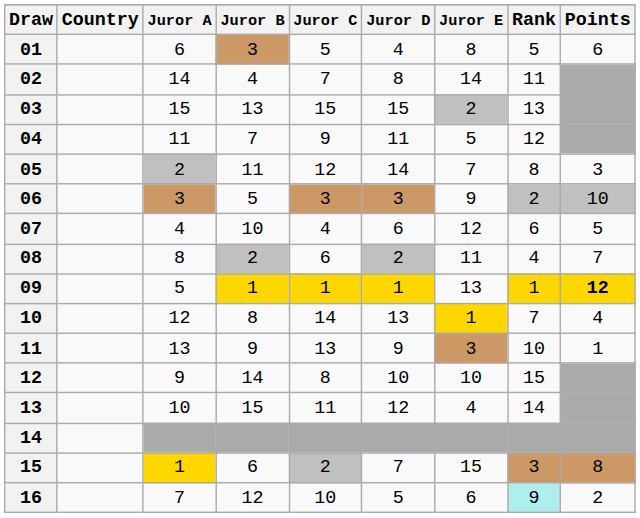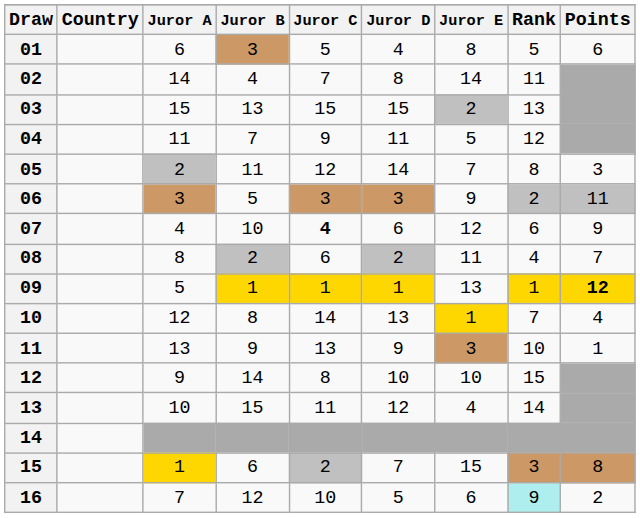(598, 199) 10 -> (598, 199) 11
(325, 229) normal -> (325, 229) bold
(598, 229) 5 -> (598, 229) 9
